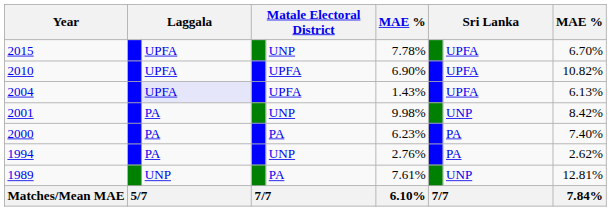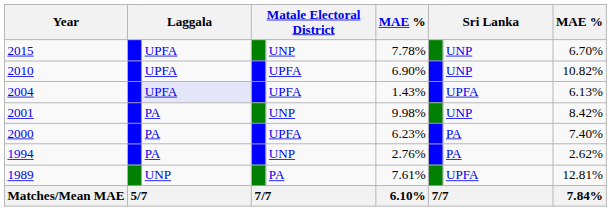(462, 50) UPFA -> (459, 50) UNP
(462, 71) UPFA -> (459, 71) UNP
(277, 133) PA -> (285, 133) UPFA
(459, 175) UNP -> (462, 175) UPFA
